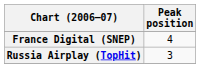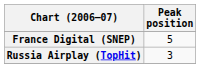(170, 39) 4 -> (170, 39) 5
